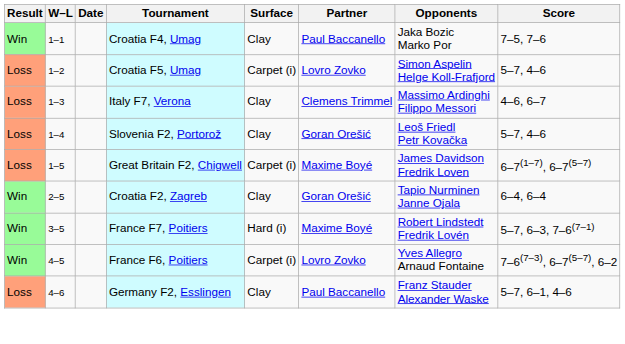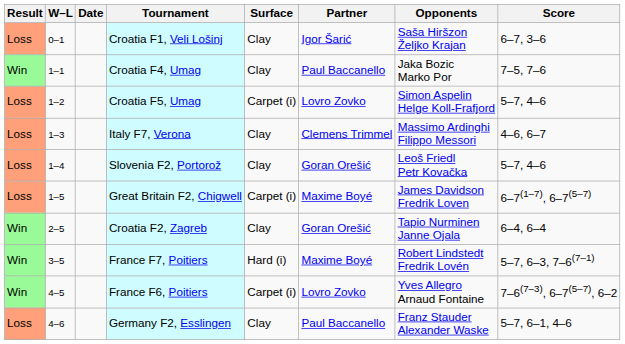+ row: (166, 38)
